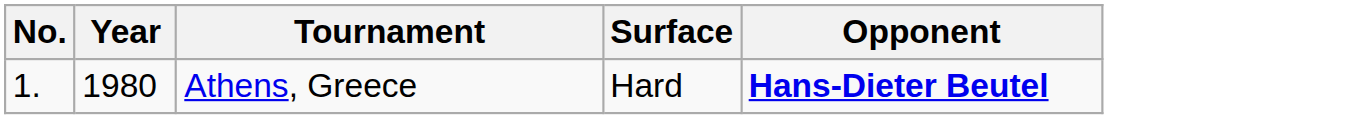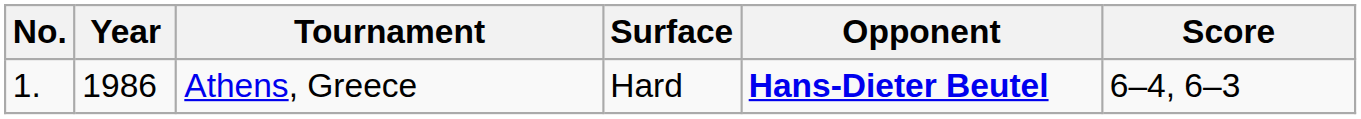+ column: (1229, 31)
(120, 85) 1980 -> (120, 85) 1986
